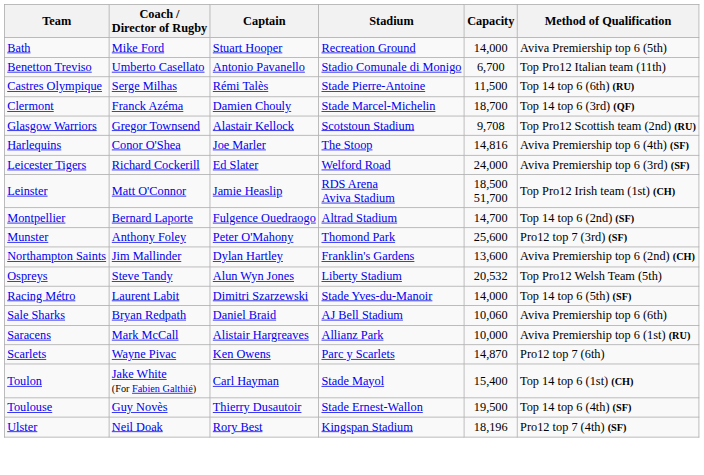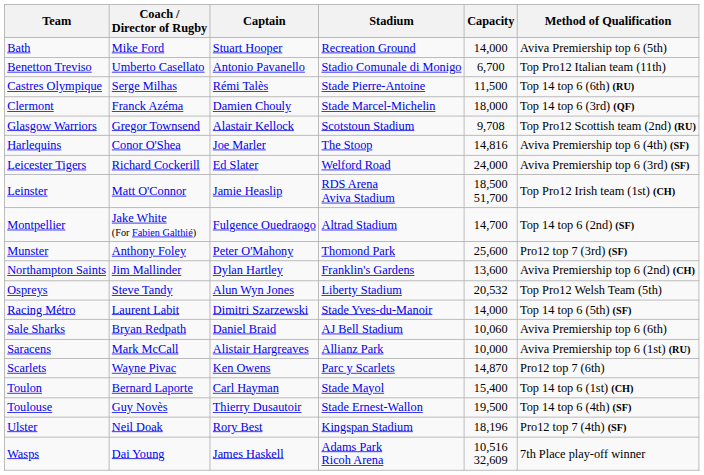(491, 106) 18,700 -> (491, 106) 18,000
(152, 217) Bernard Laporte -> (154, 224) Jake White (For Fabien Galthié)
(154, 381) Jake White (For Fabien Galthié) -> (152, 388) Bernard Laporte
+ row: (23, 453)
